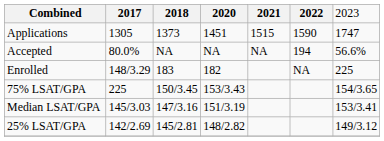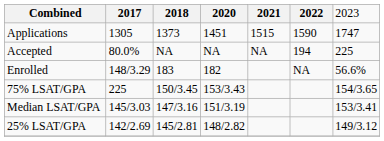(351, 51) 56.6% -> (344, 51) 225
(344, 70) 225 -> (351, 70) 56.6%
